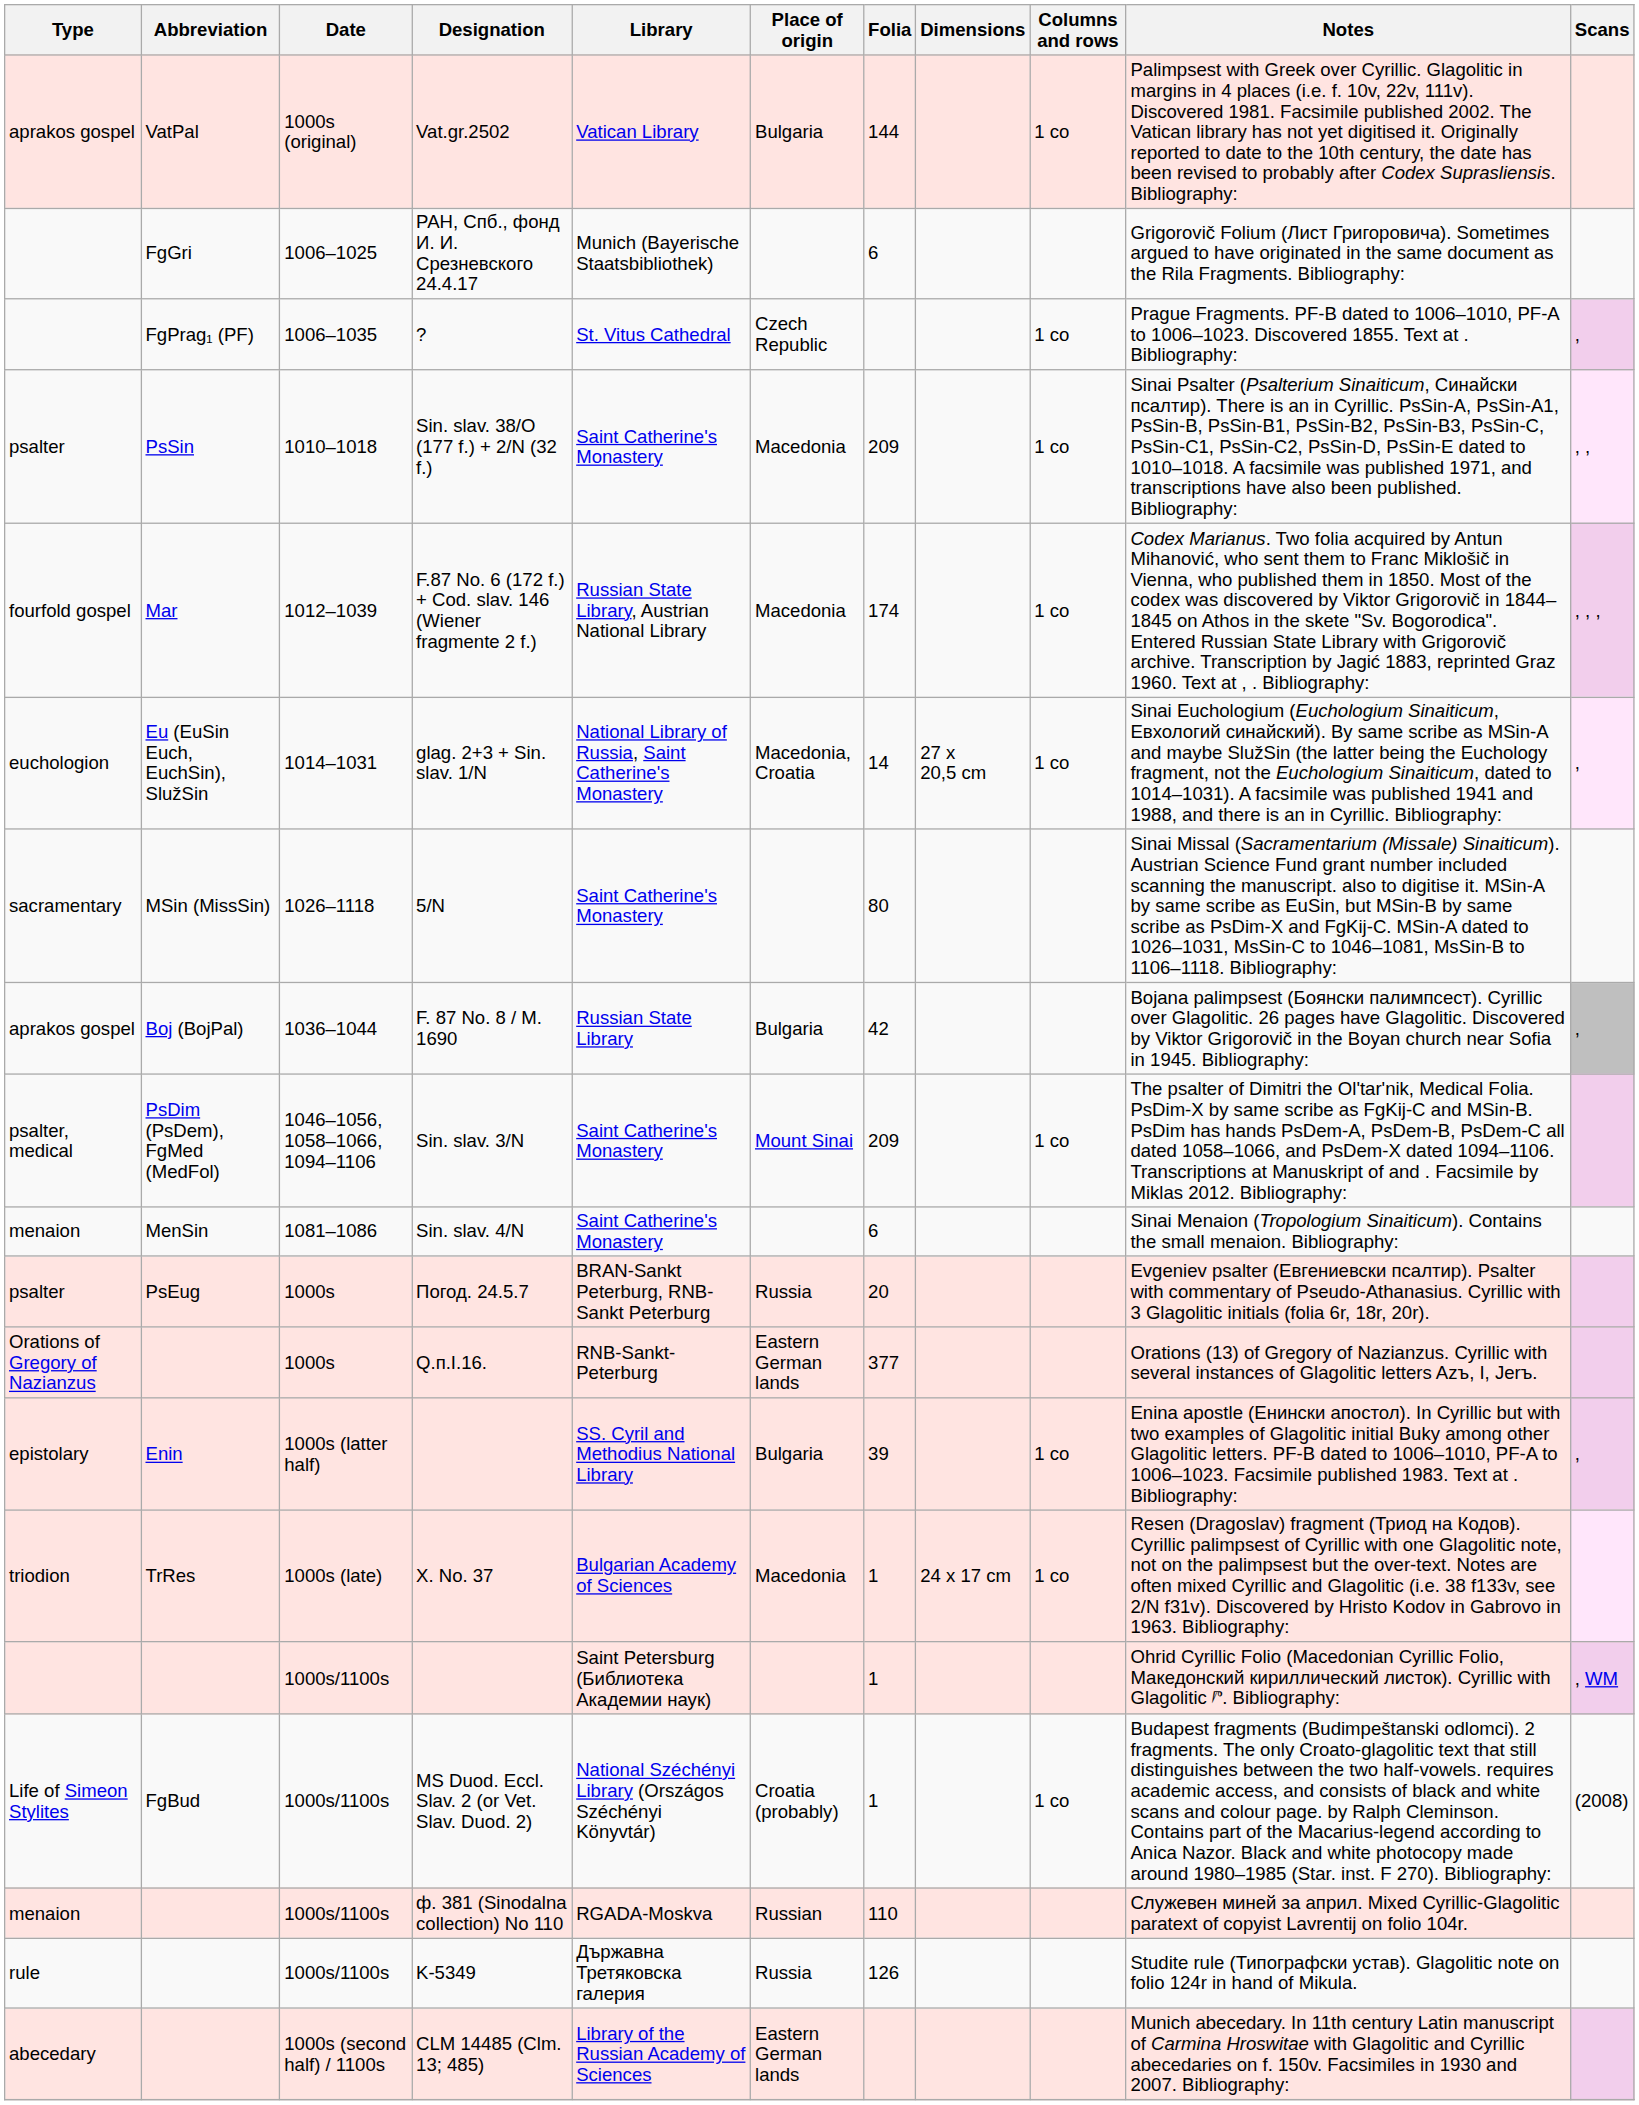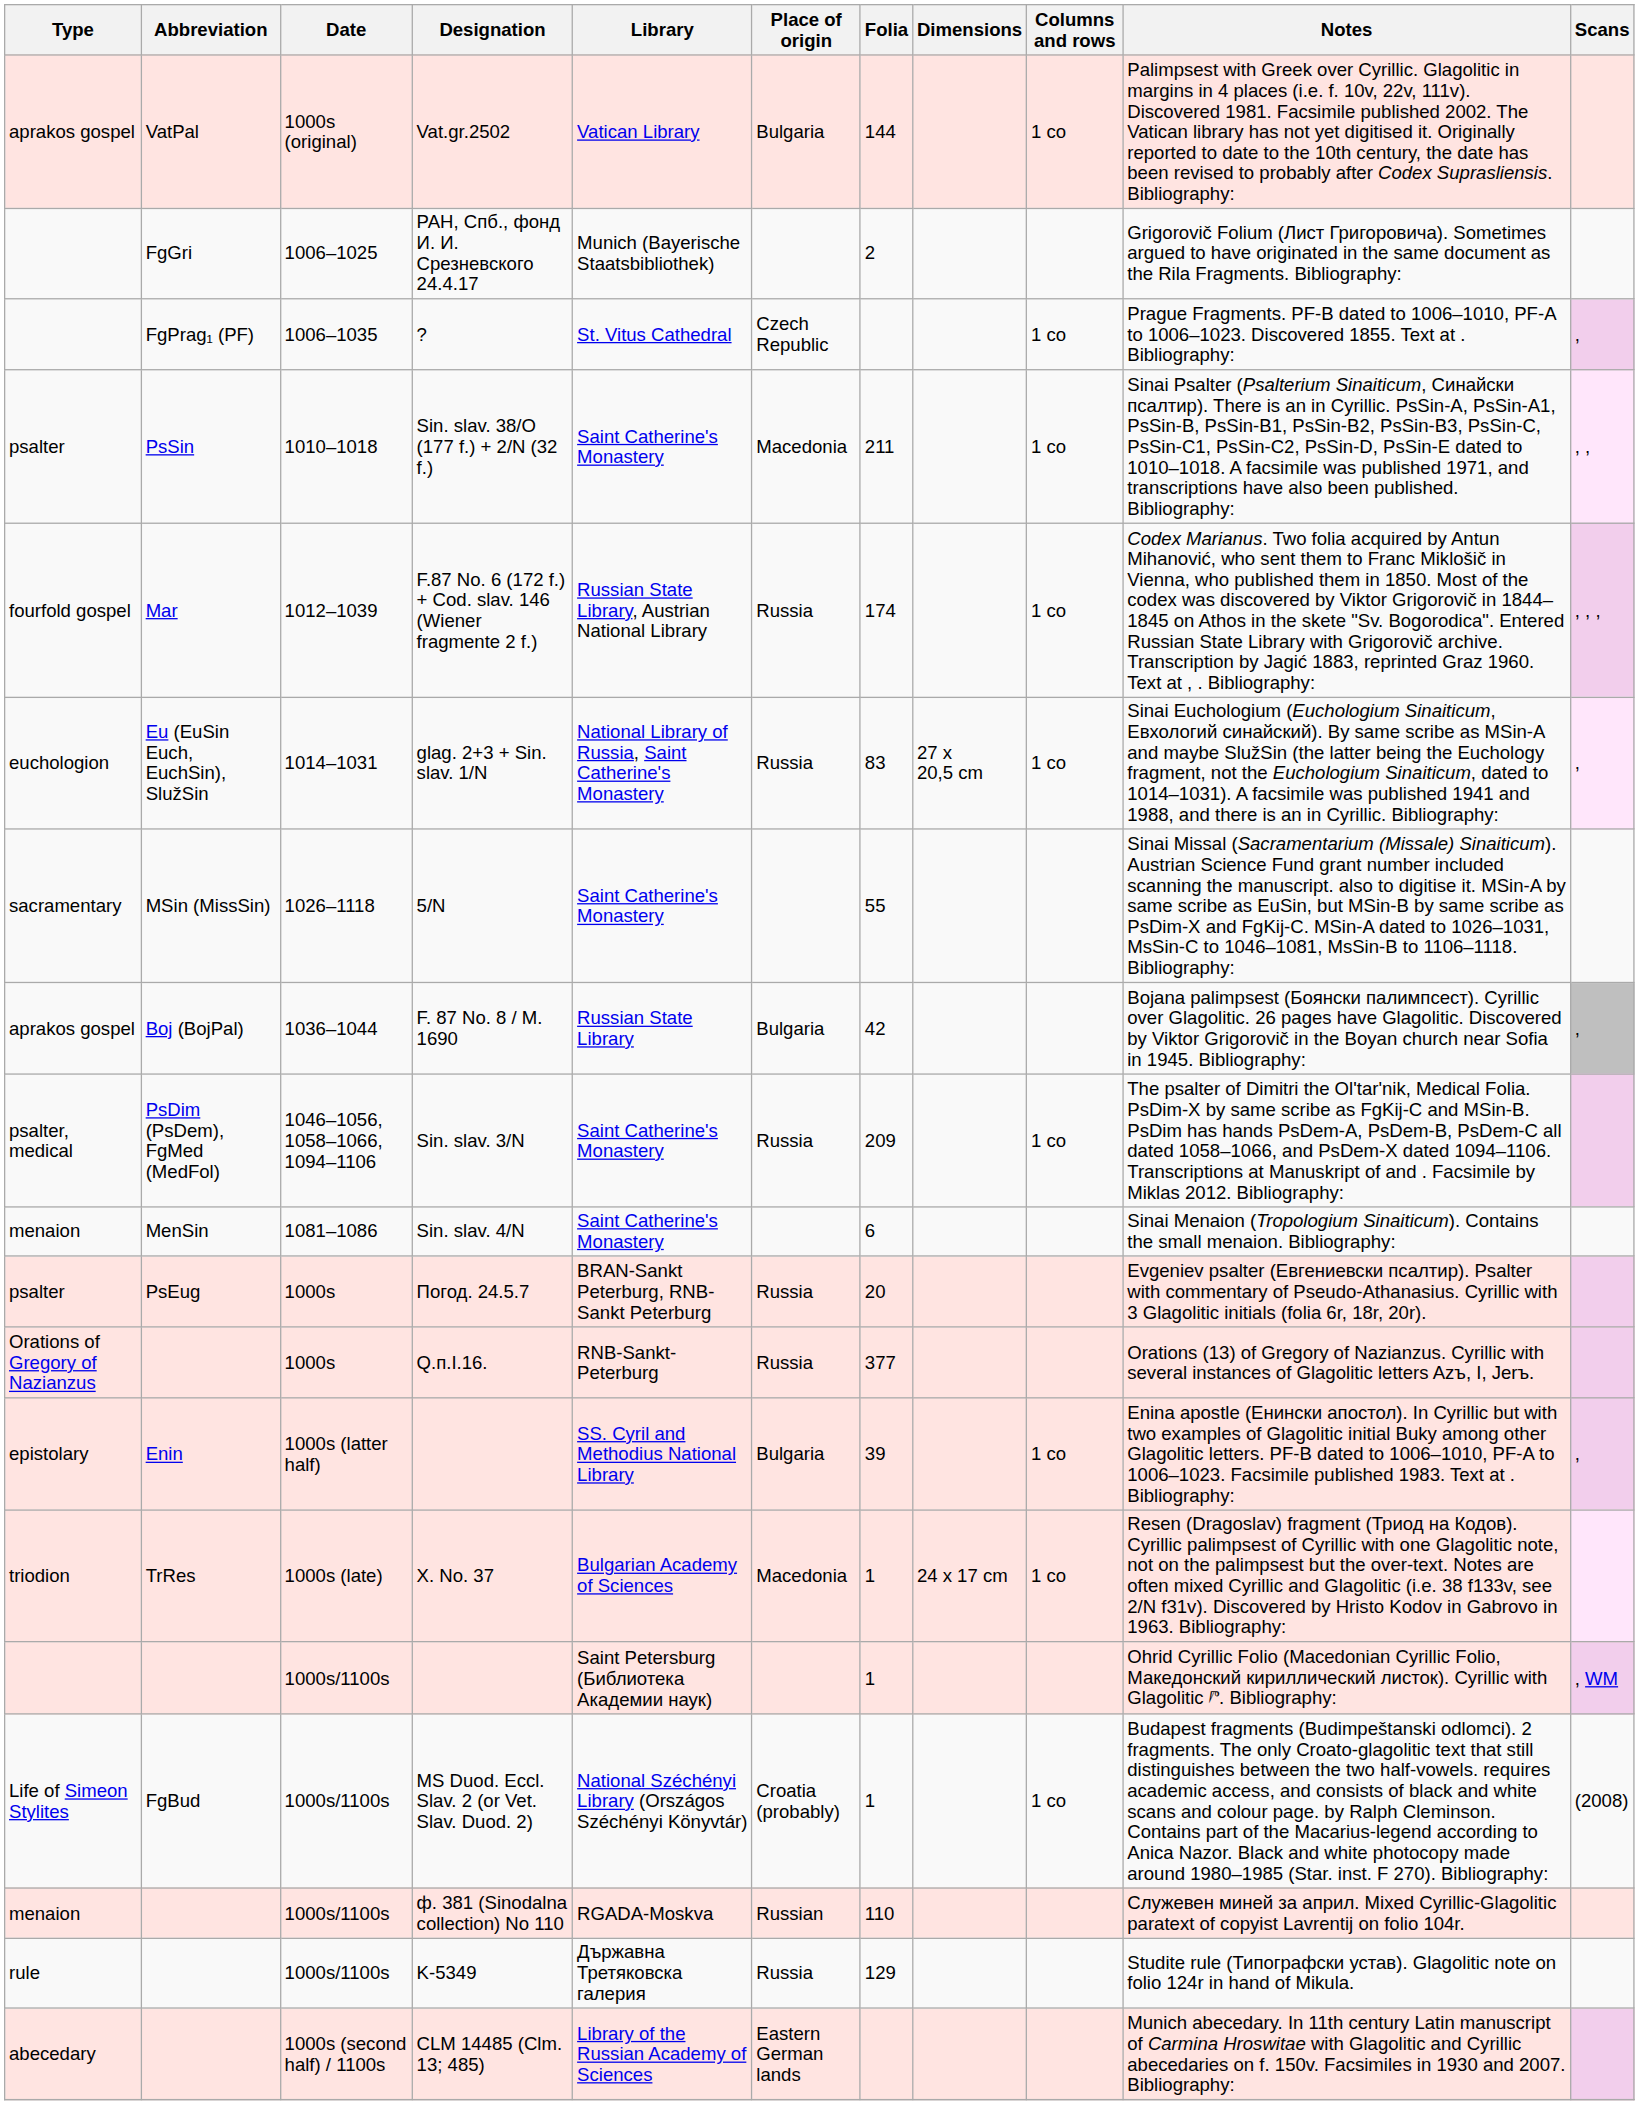(873, 254) 6 -> (870, 254) 2
(884, 447) 209 -> (880, 447) 211
(800, 610) Macedonia -> (785, 610) Russia
(803, 763) Macedonia, Croatia -> (785, 763) Russia
(878, 763) 14 -> (875, 763) 83
(878, 906) 80 -> (875, 906) 55
(804, 1140) Mount Sinai -> (785, 1140) Russia
(789, 1363) Eastern German lands -> (785, 1363) Russia
(884, 1973) 126 -> (880, 1973) 129
